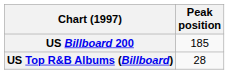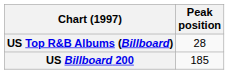rows swapped: (90, 43) <-> (90, 60)
